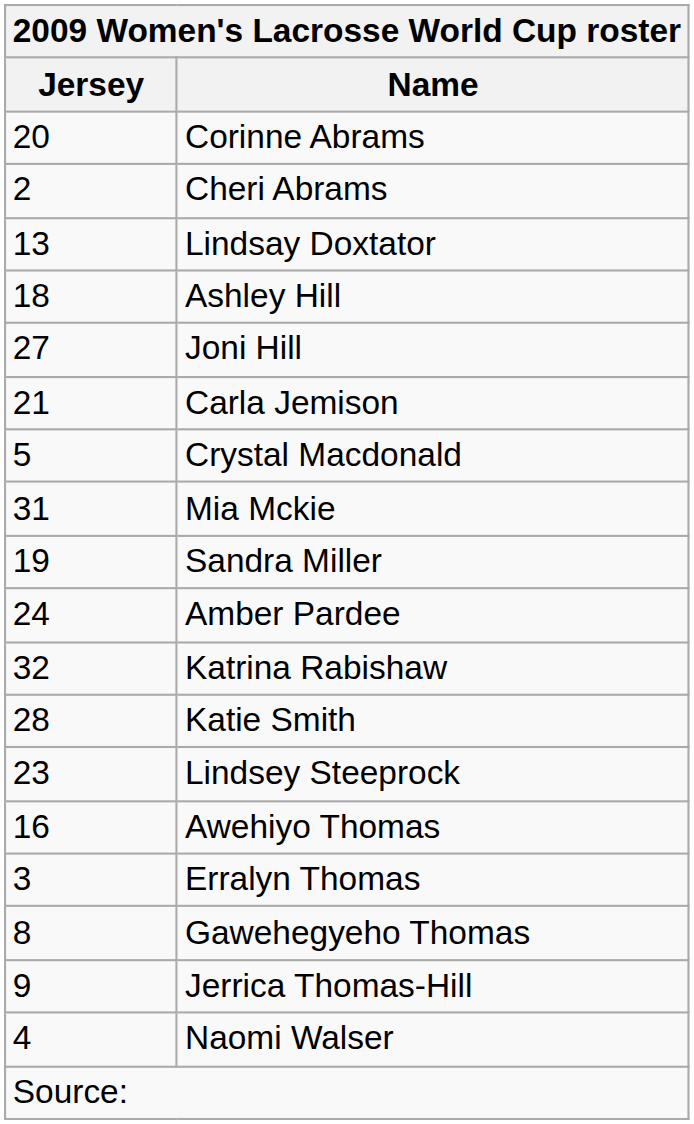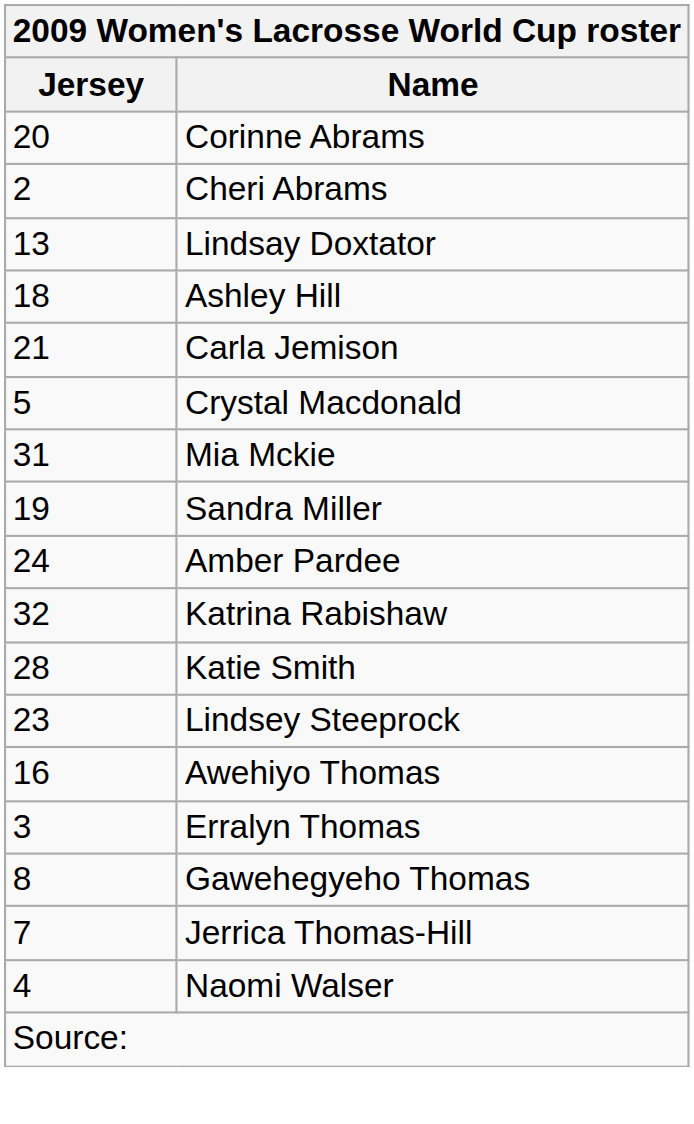- row: (244, 349)
(22, 985) 9 -> (22, 932) 7
